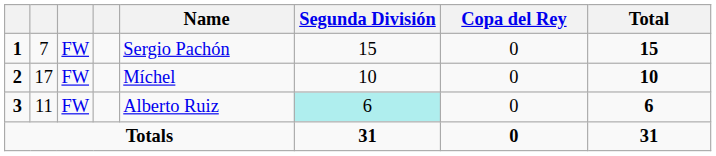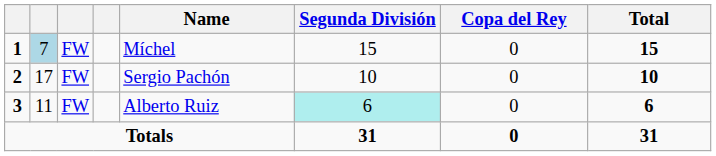(44, 48) no background -> (44, 48) lightblue background
(176, 48) Sergio Pachón -> (149, 48) Míchel
(149, 77) Míchel -> (176, 77) Sergio Pachón
